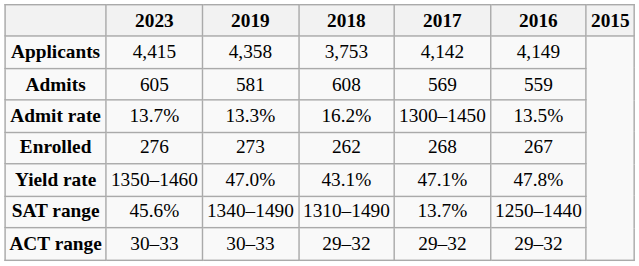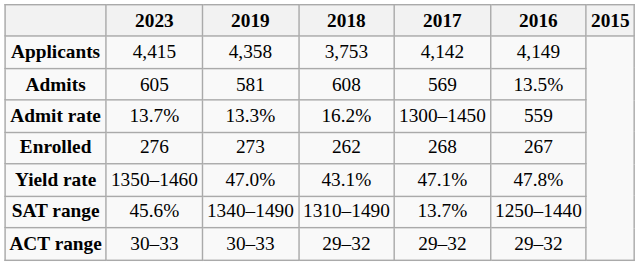(538, 84) 559 -> (538, 84) 13.5%
(538, 116) 13.5% -> (538, 116) 559
